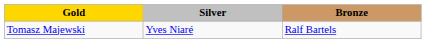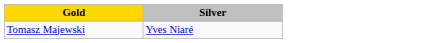- column: (352, 13)
